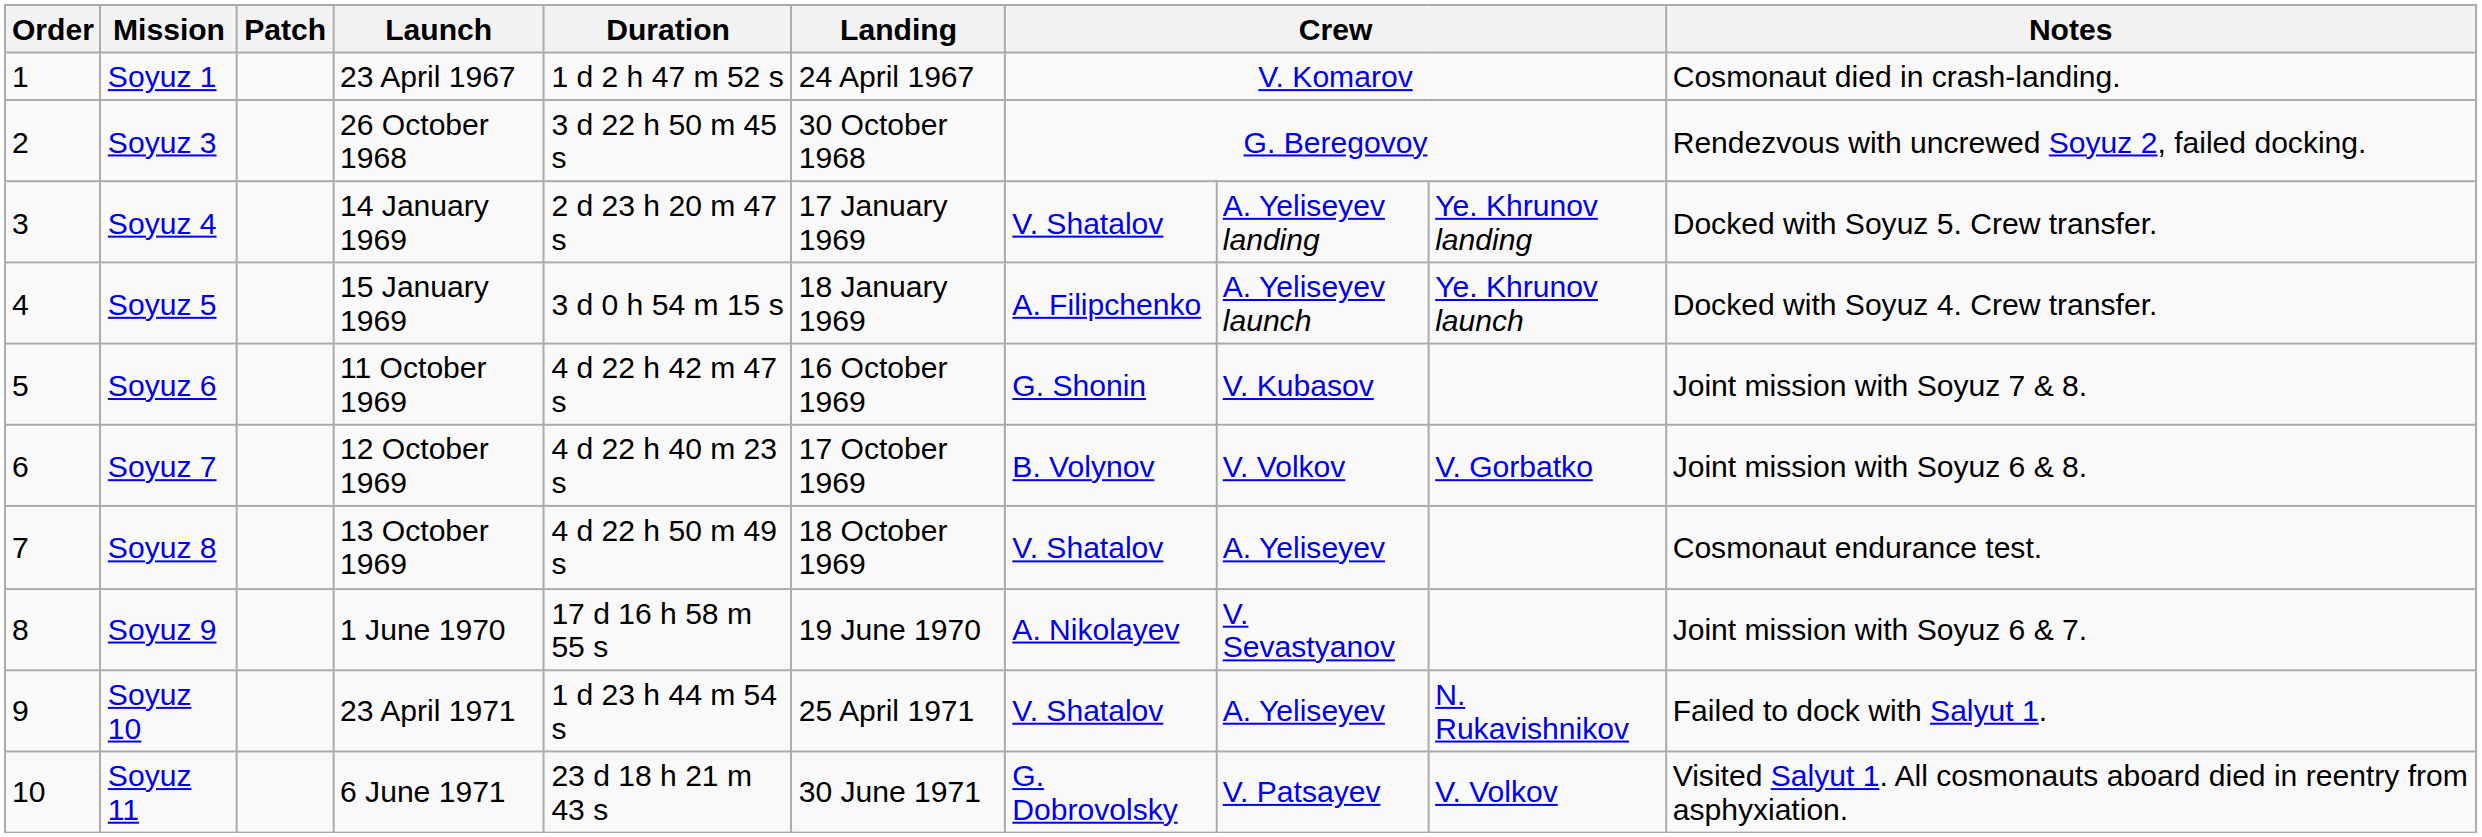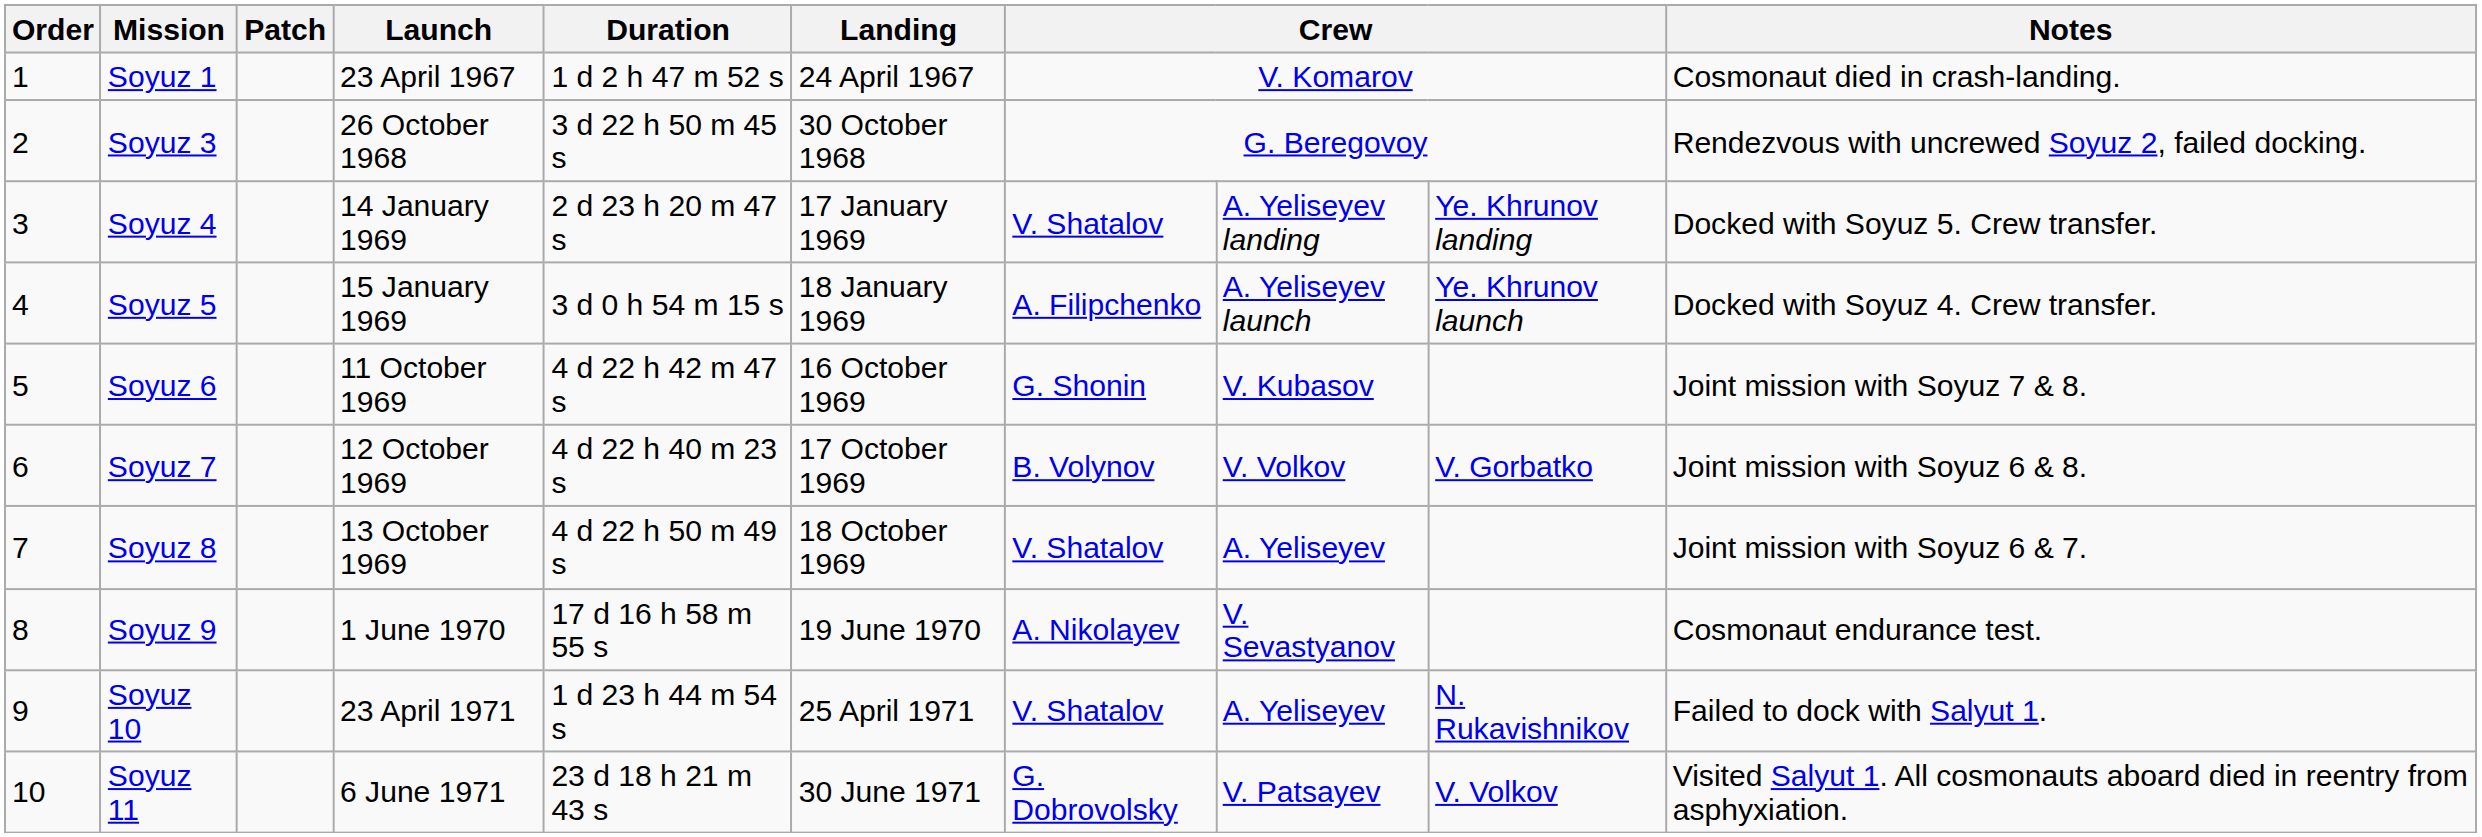(1857, 548) Cosmonaut endurance test. -> (1880, 548) Joint mission with Soyuz 6 & 7.
(1880, 629) Joint mission with Soyuz 6 & 7. -> (1857, 629) Cosmonaut endurance test.
